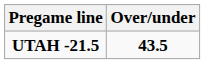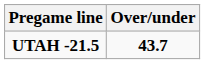(153, 44) 43.5 -> (153, 44) 43.7
